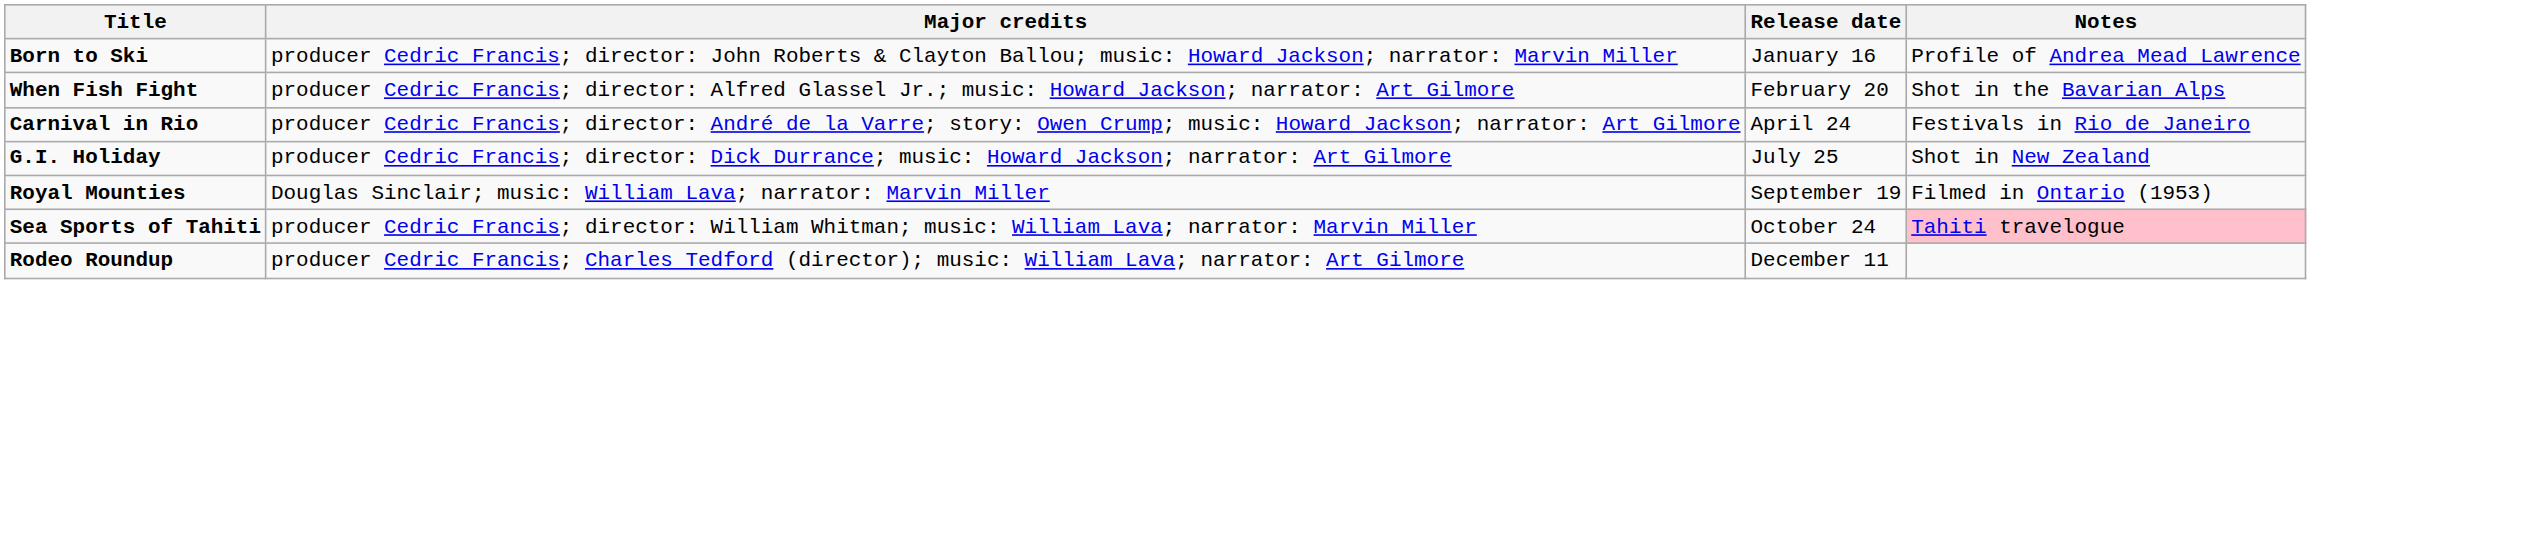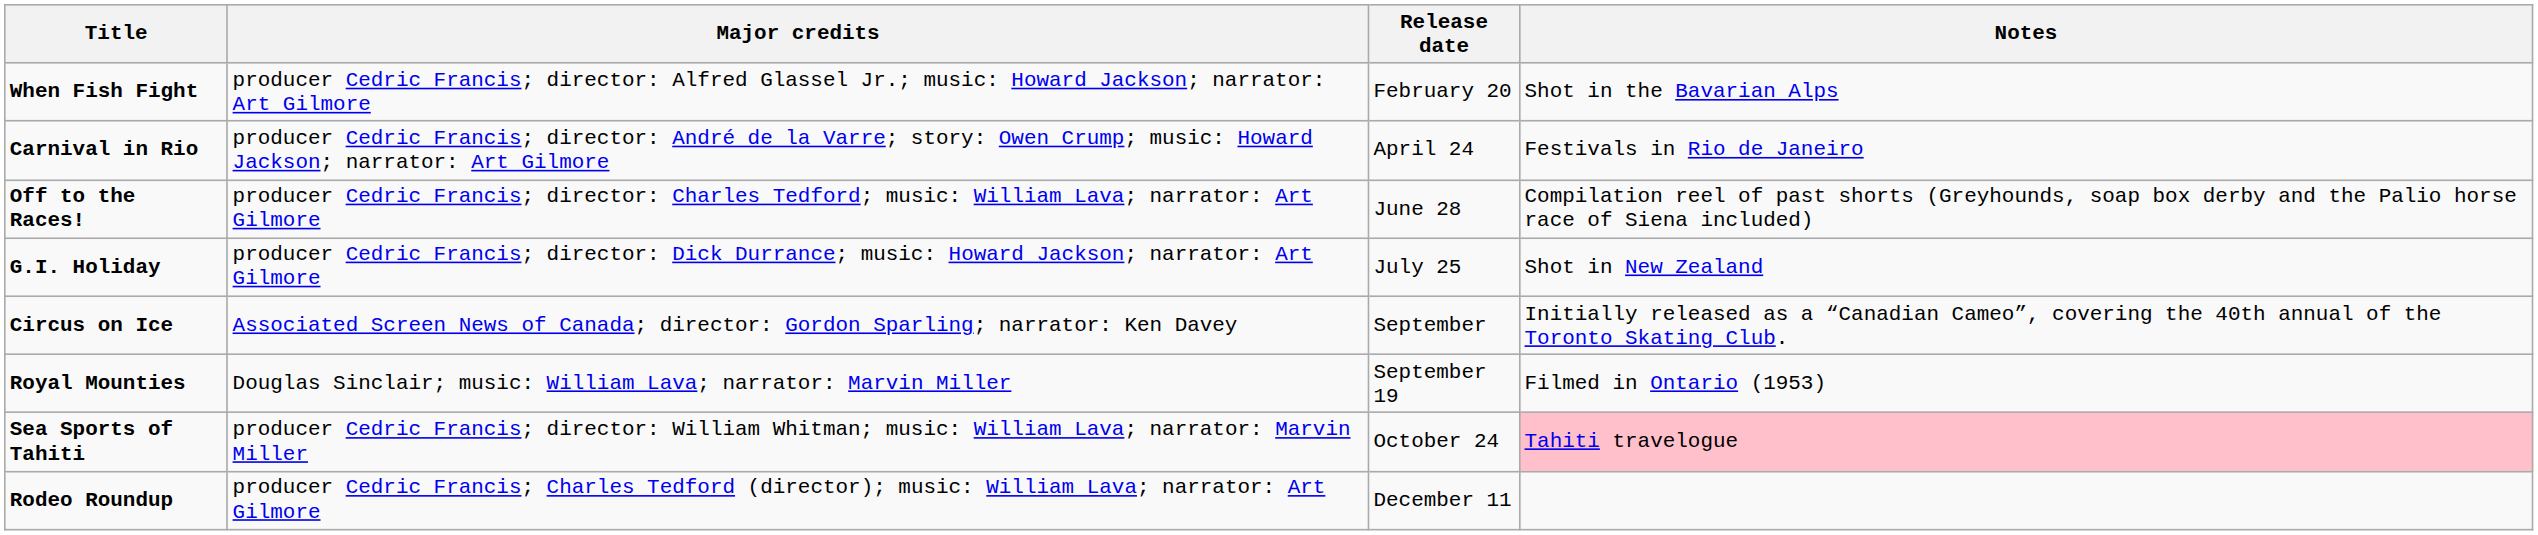- row: (79, 56)
+ row: (73, 209)
+ row: (91, 325)
